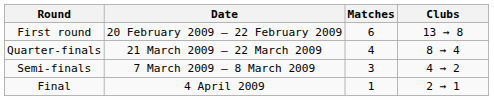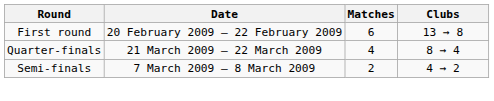(371, 68) 3 -> (371, 68) 2
- row: (54, 86)
